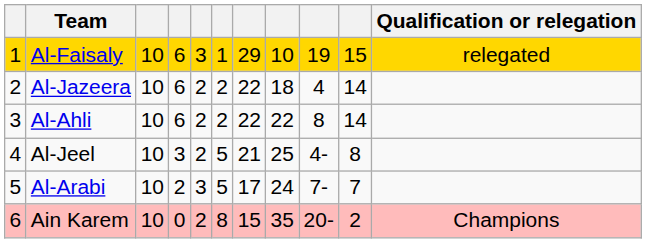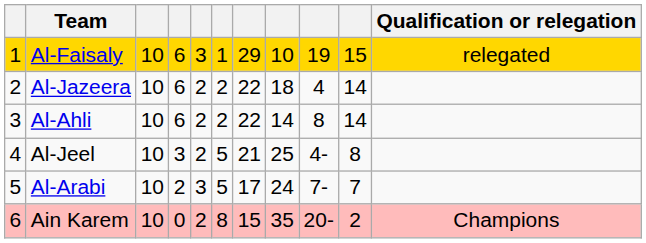(282, 120) 22 -> (282, 120) 14
